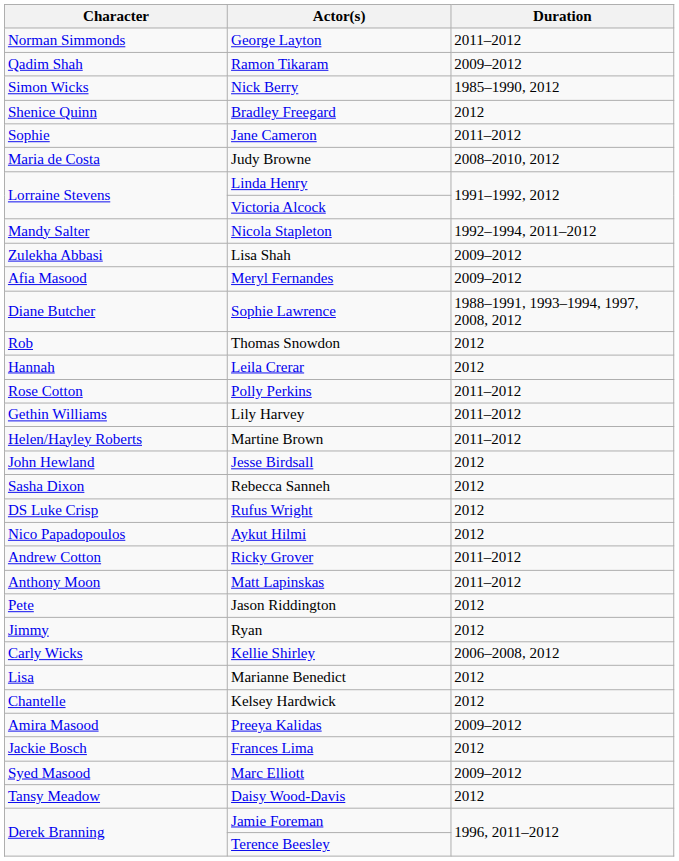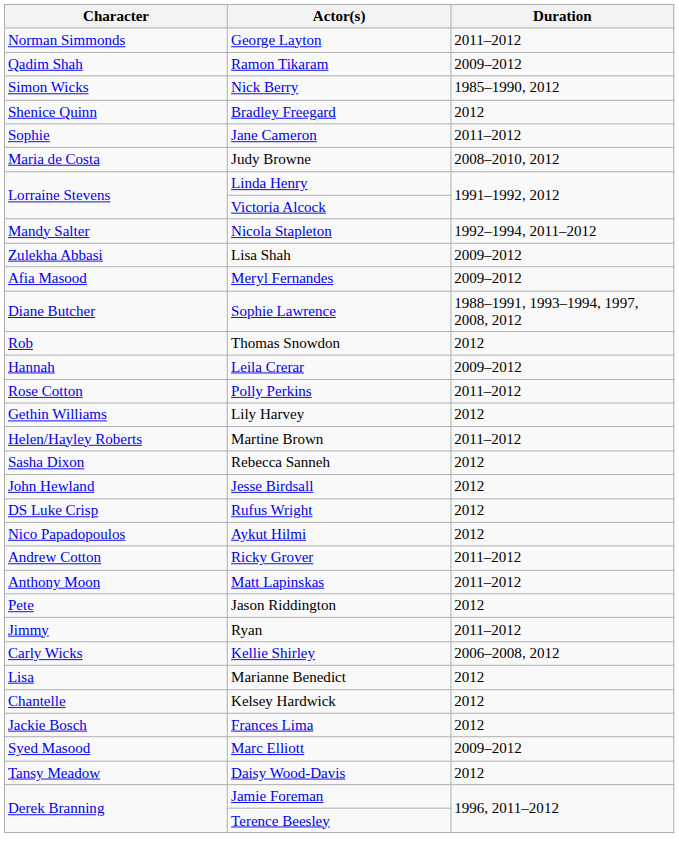(469, 367) 2012 -> (488, 367) 2009–2012
(488, 414) 2011–2012 -> (469, 414) 2012
rows swapped: (272, 462) <-> (281, 486)
(469, 629) 2012 -> (488, 629) 2011–2012
- row: (276, 725)
